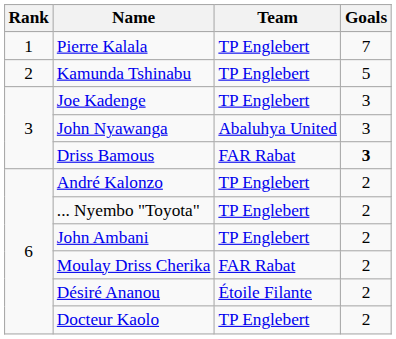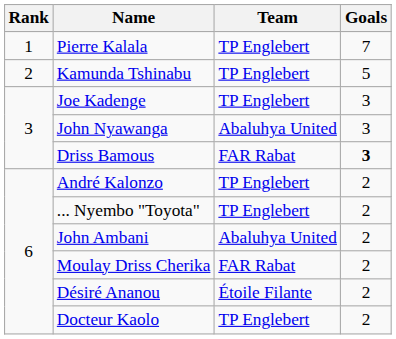(264, 237) TP Englebert -> (278, 237) Abaluhya United
